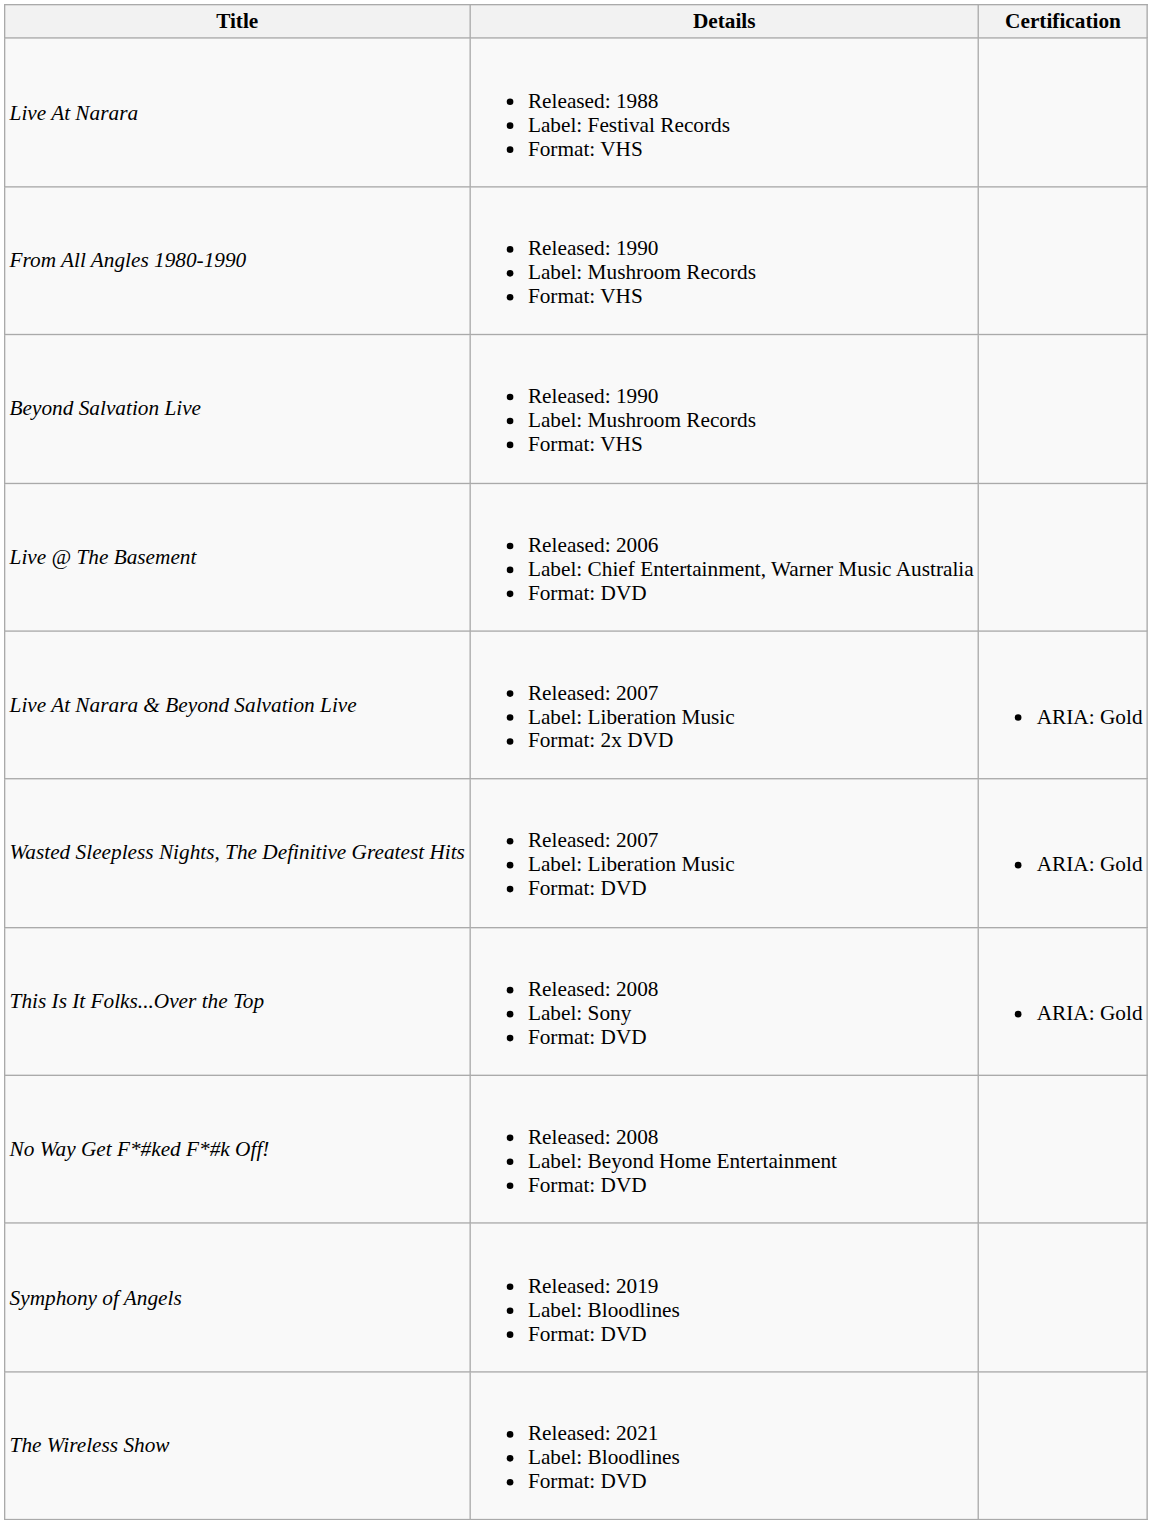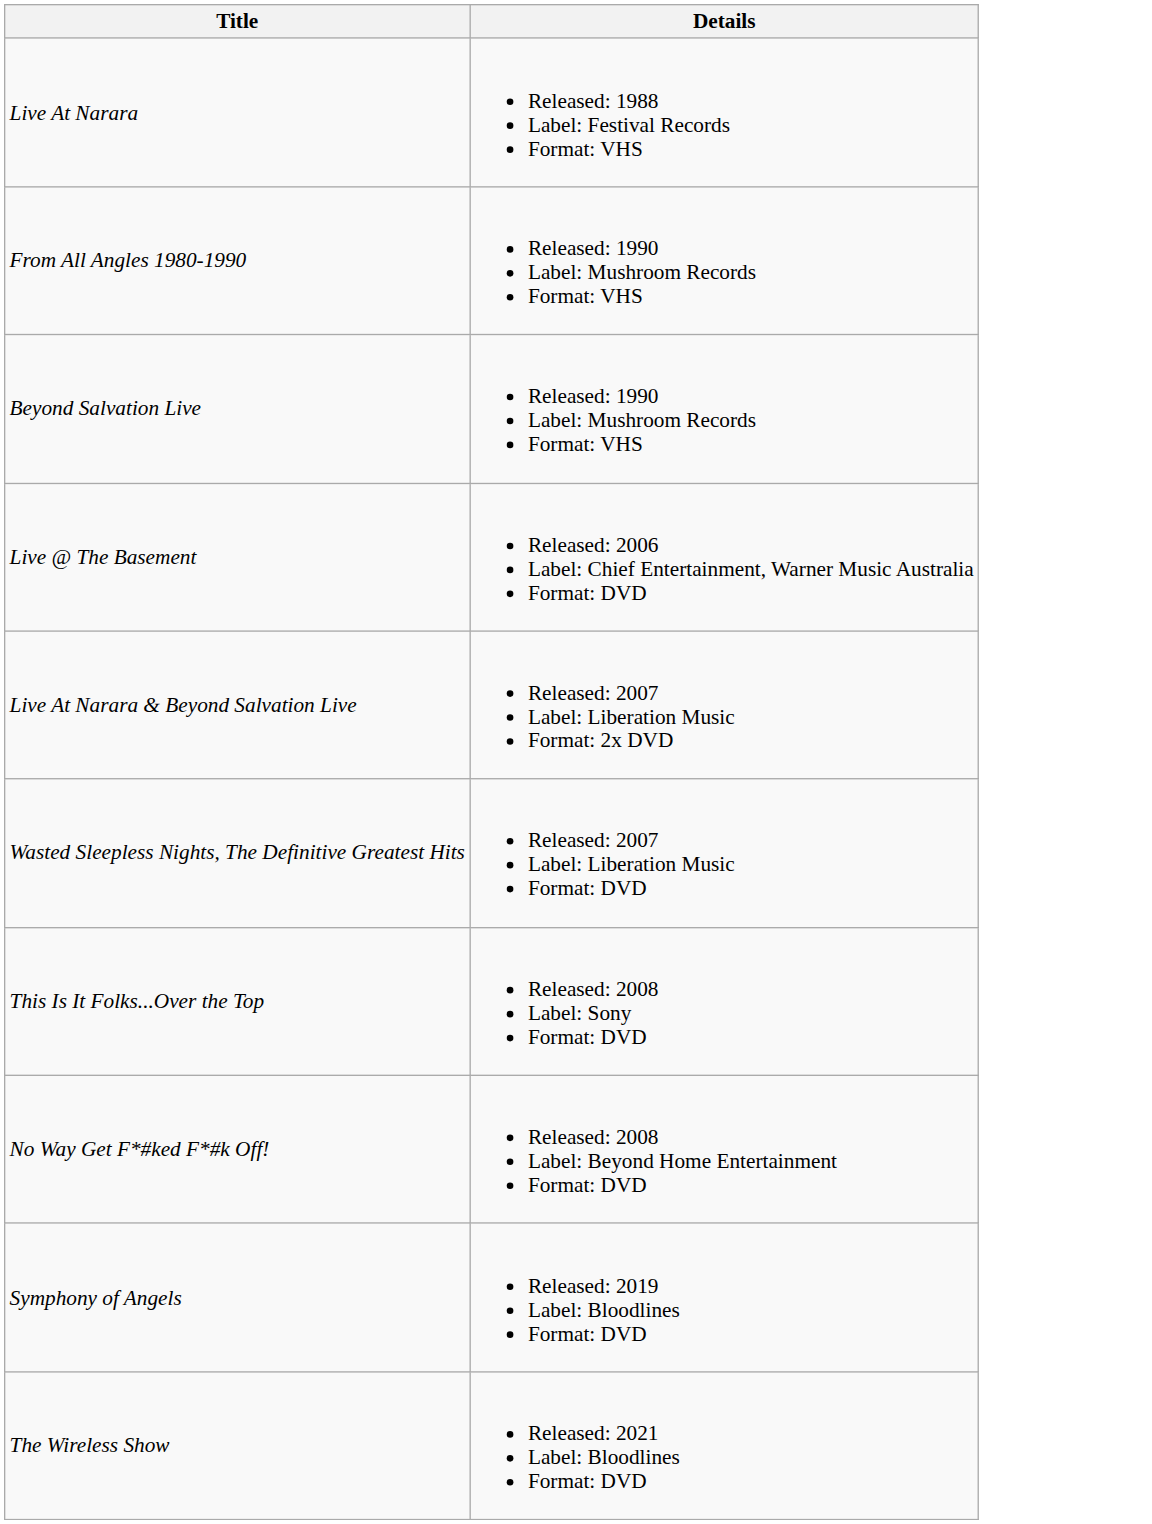- column: (1063, 21)
